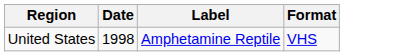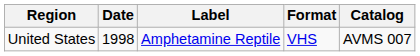+ column: (377, 16)
